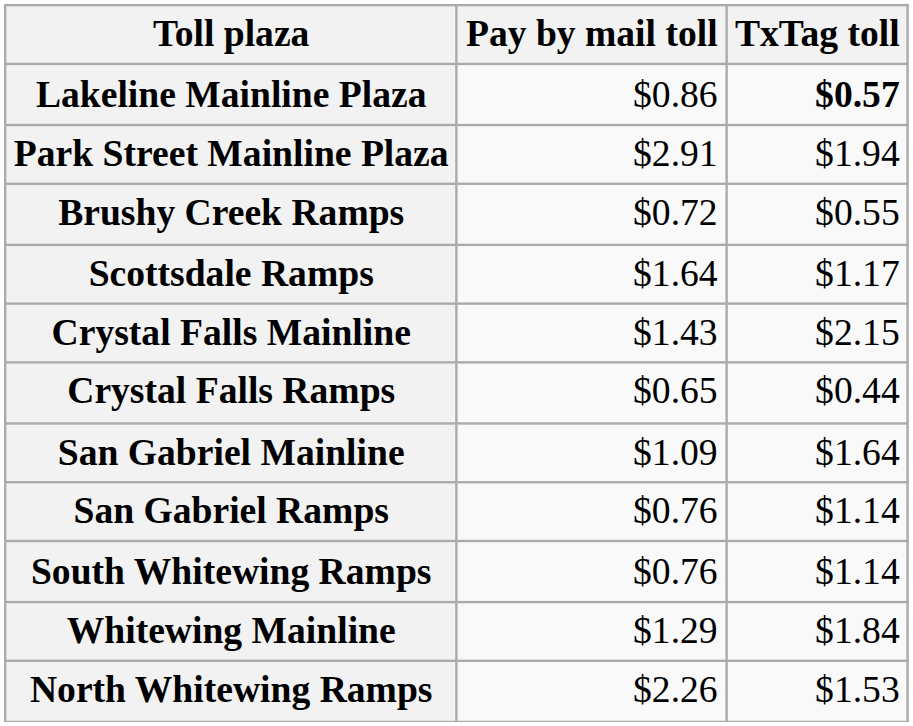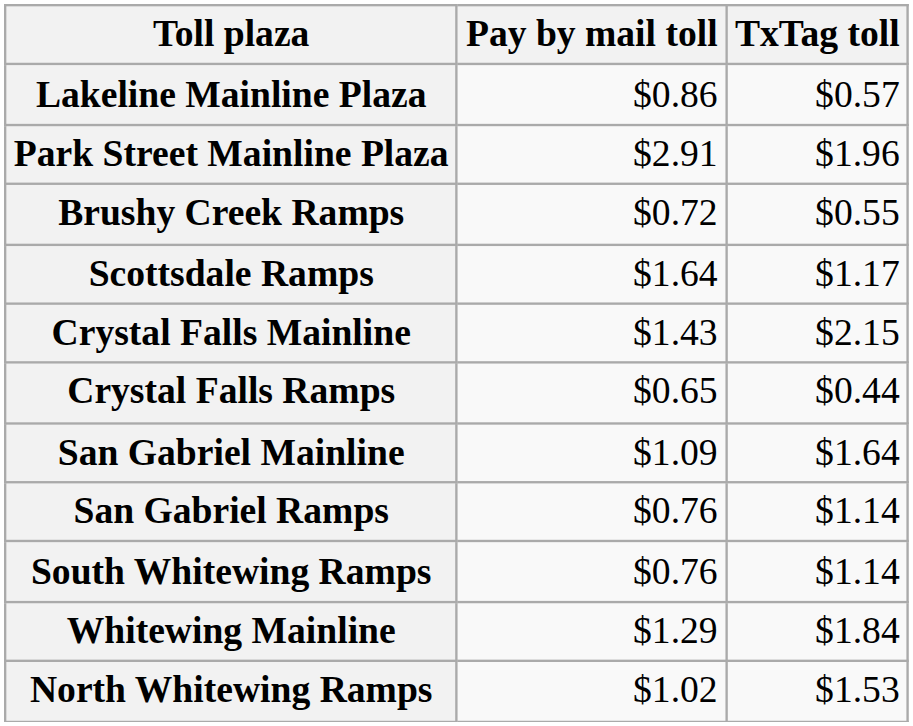(857, 93) bold -> (857, 93) normal
(857, 153) $1.94 -> (857, 153) $1.96
(675, 690) $2.26 -> (675, 690) $1.02
